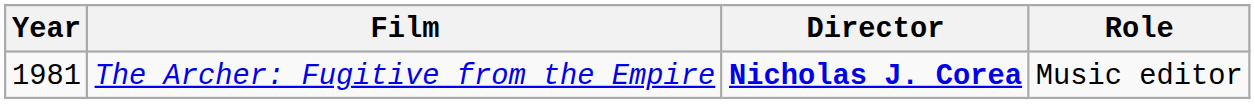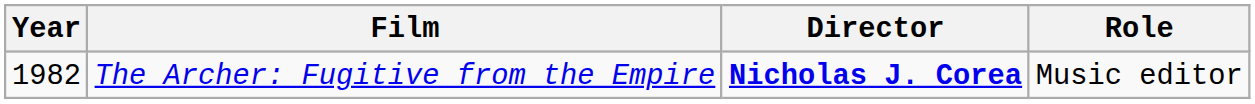(46, 75) 1981 -> (46, 75) 1982
